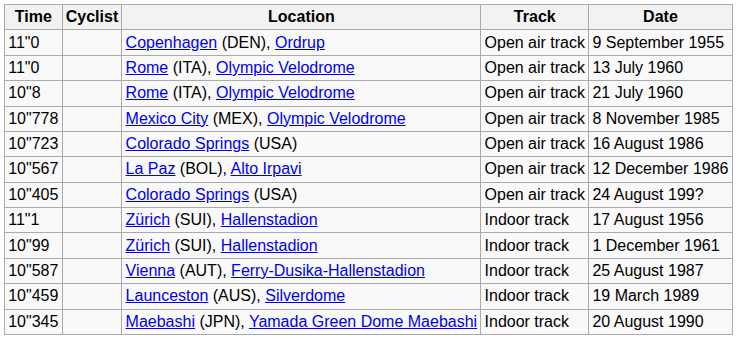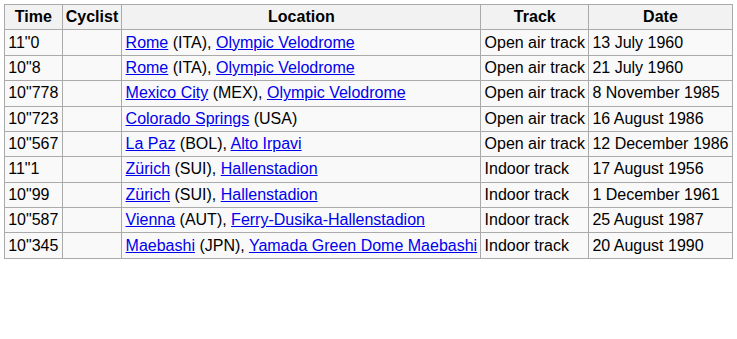- row: (24, 42)
- row: (33, 194)
- row: (33, 296)
